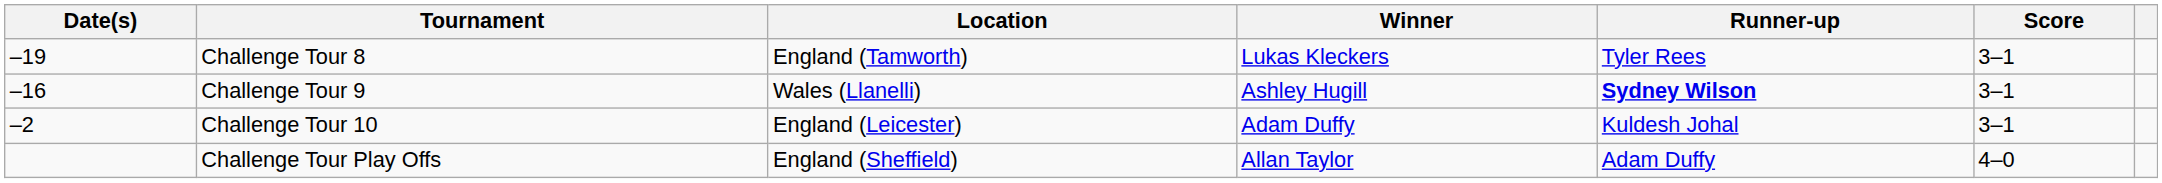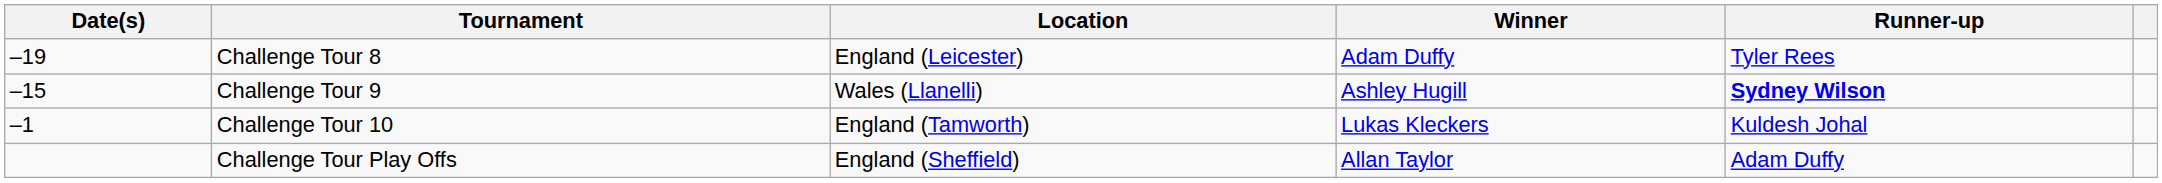- column: (2054, 21)
(870, 56) England (Tamworth) -> (929, 56) England (Leicester)
(1315, 56) Lukas Kleckers -> (1398, 56) Adam Duffy
(28, 90) –16 -> (28, 90) –15
(22, 125) –2 -> (22, 125) –1
(867, 125) England (Leicester) -> (932, 125) England (Tamworth)
(1298, 125) Adam Duffy -> (1415, 125) Lukas Kleckers
